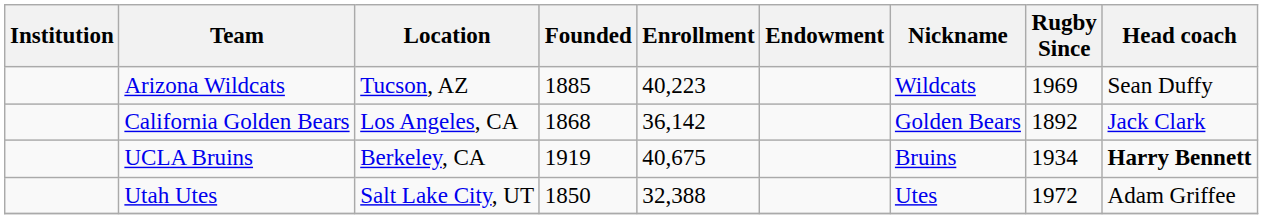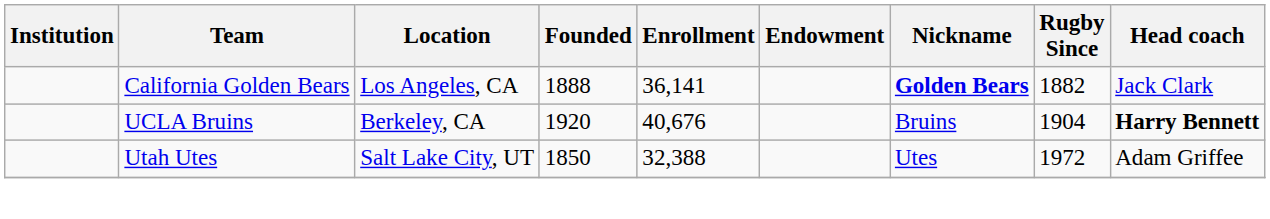- row: (205, 85)
(568, 121) 1868 -> (568, 85) 1888
(674, 121) 36,142 -> (674, 85) 36,141
(958, 121) normal -> (962, 85) bold
(1055, 121) 1892 -> (1062, 85) 1882
(568, 158) 1919 -> (568, 121) 1920
(674, 158) 40,675 -> (674, 121) 40,676
(1055, 158) 1934 -> (1062, 121) 1904
